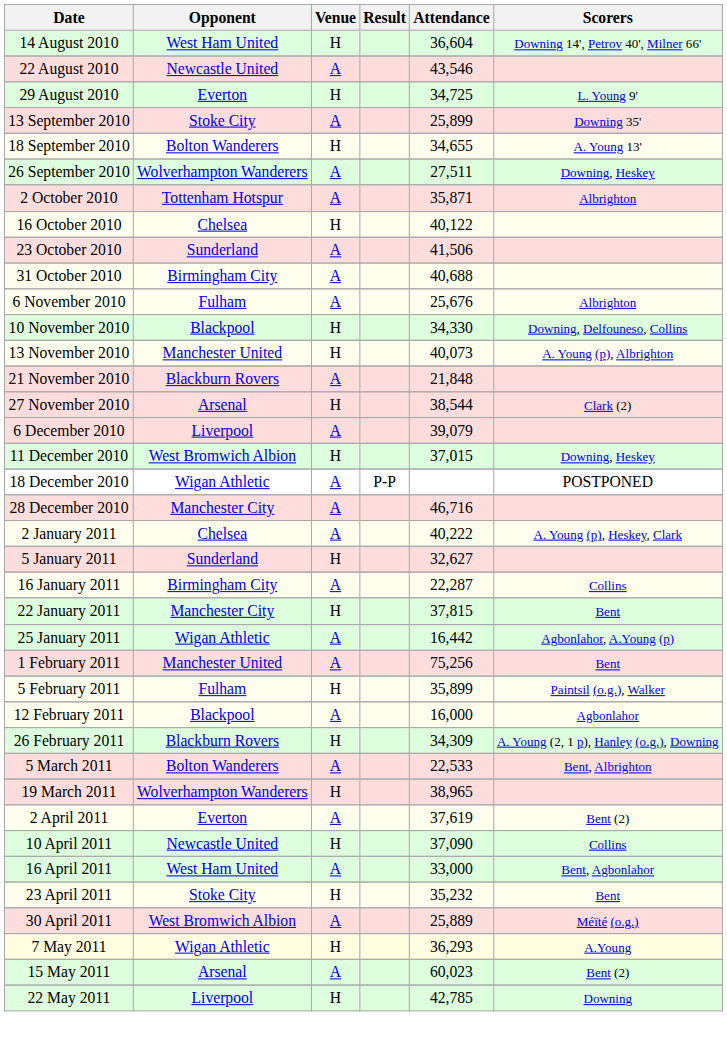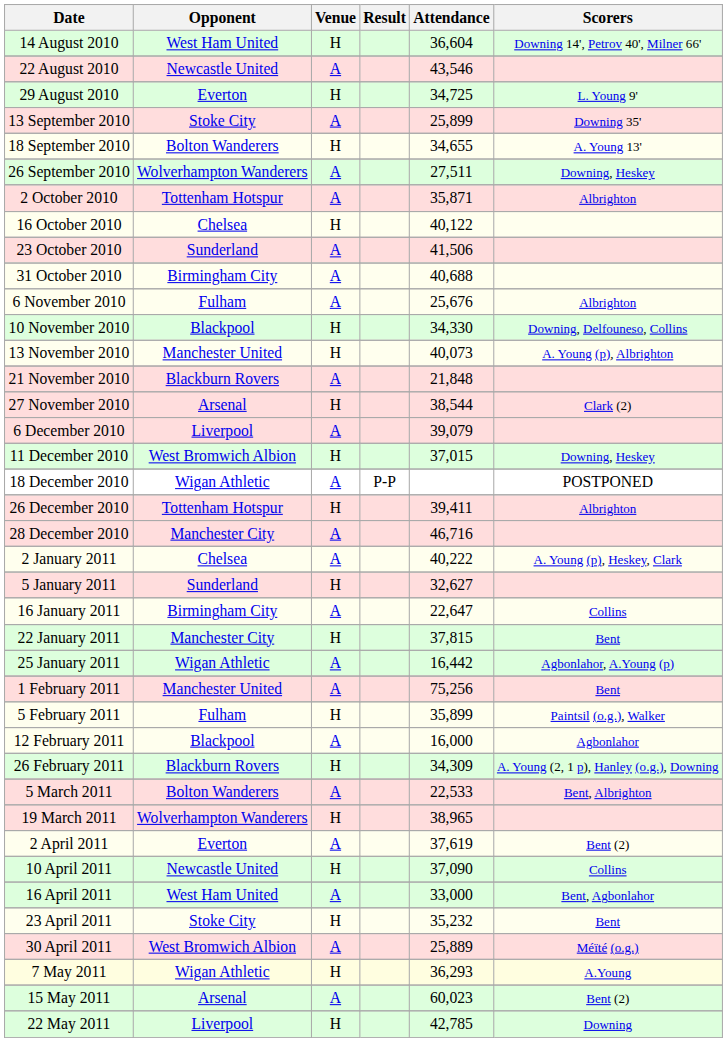+ row: (69, 508)
(451, 585) 22,287 -> (451, 611) 22,647
